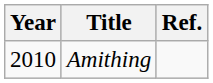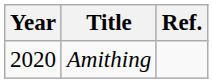(33, 59) 2010 -> (33, 59) 2020
